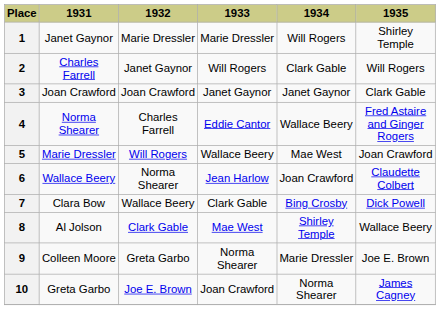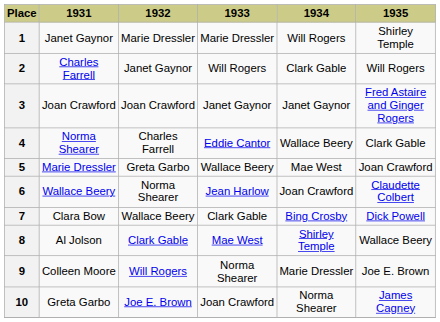(396, 93) Clark Gable -> (396, 105) Fred Astaire and Ginger Rogers
(396, 123) Fred Astaire and Ginger Rogers -> (396, 143) Clark Gable
(158, 154) Will Rogers -> (158, 167) Greta Garbo
(158, 258) Greta Garbo -> (158, 271) Will Rogers
